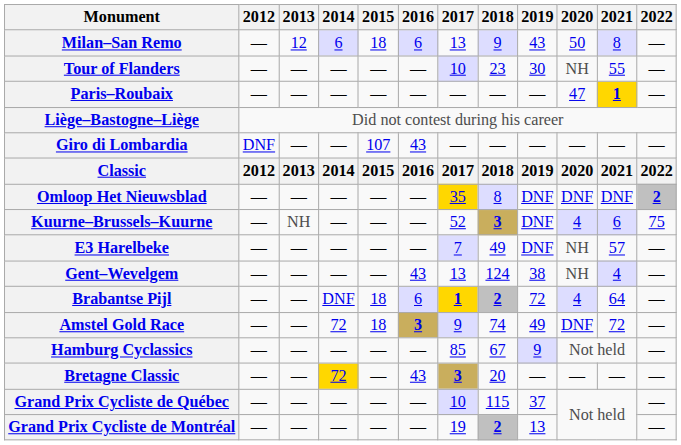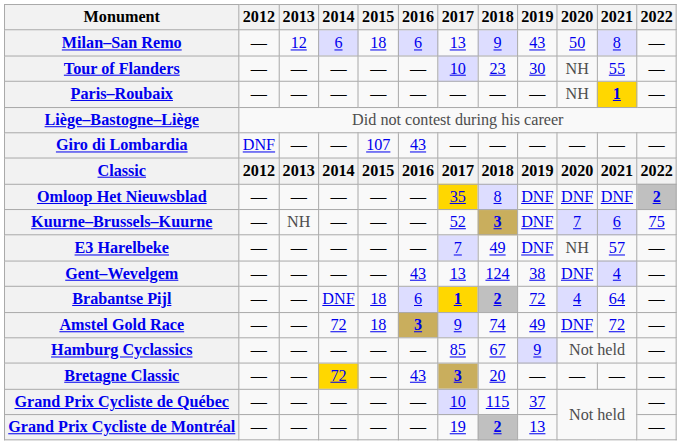(577, 94) 47 -> (577, 94) NH
(577, 222) 4 -> (577, 222) 7
(577, 273) NH -> (577, 273) DNF
